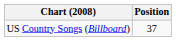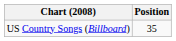(152, 28) 37 -> (152, 28) 35
